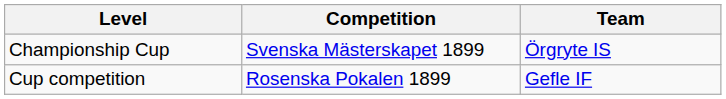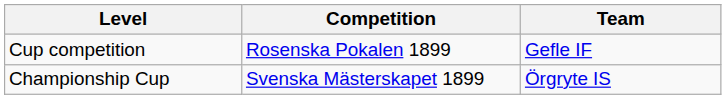rows swapped: (89, 49) <-> (77, 79)
